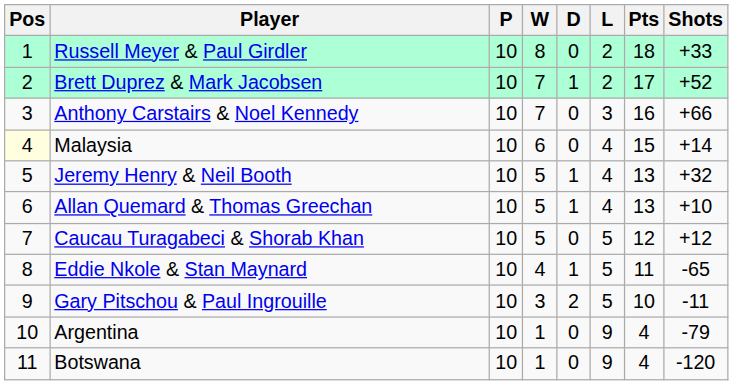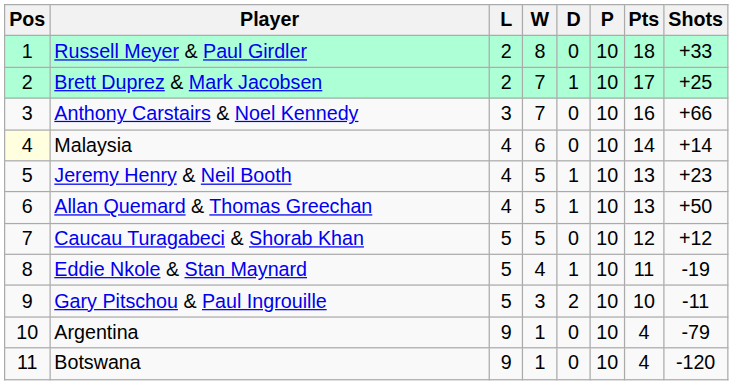columns swapped: (506, 20) <-> (607, 20)
(696, 82) +52 -> (696, 82) +25
(644, 144) 15 -> (644, 144) 14
(696, 176) +32 -> (696, 176) +23
(696, 207) +10 -> (696, 207) +50
(696, 269) -65 -> (696, 269) -19
